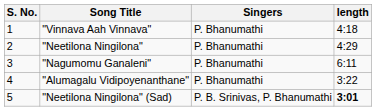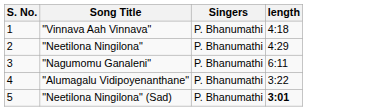(263, 98) P. B. Srinivas, P. Bhanumathi -> (228, 98) P. Bhanumathi
